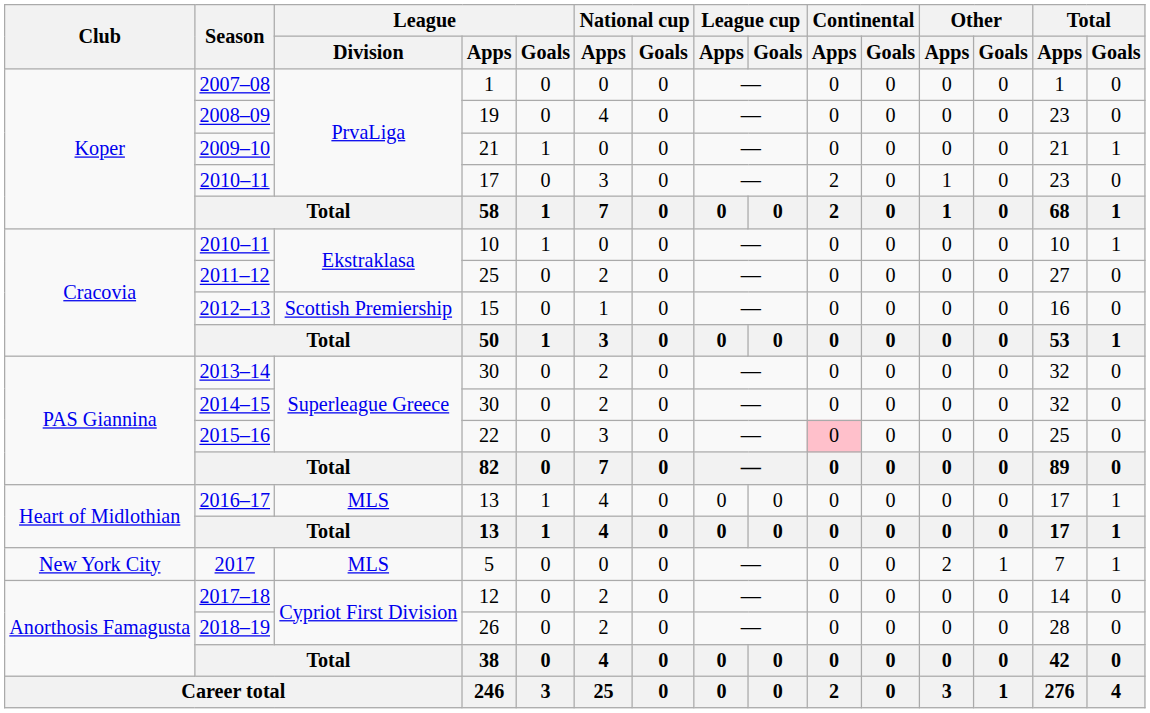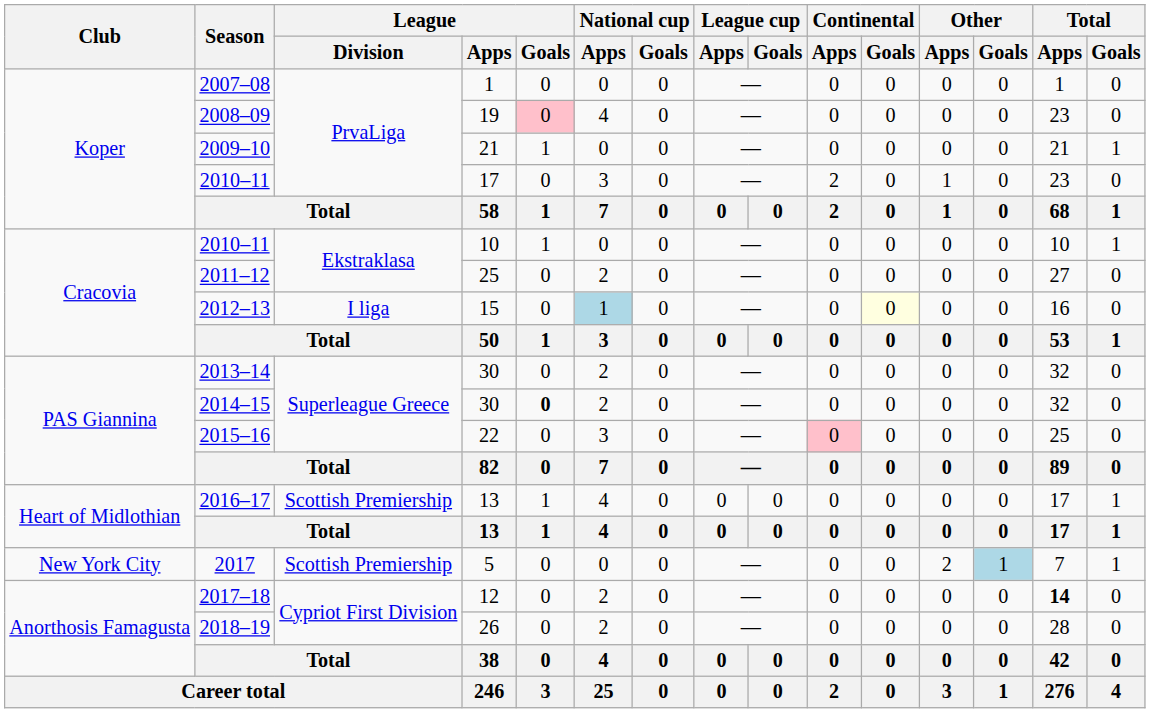(545, 116) no background -> (545, 116) pink background
(368, 308) Scottish Premiership -> (368, 308) I liga
(603, 308) no background -> (603, 308) lightblue background
(891, 308) no background -> (891, 308) lightyellow background
(545, 404) normal -> (545, 404) bold
(368, 500) MLS -> (368, 500) Scottish Premiership
(368, 564) MLS -> (368, 564) Scottish Premiership
(1003, 564) no background -> (1003, 564) lightblue background
(1060, 595) normal -> (1060, 595) bold
